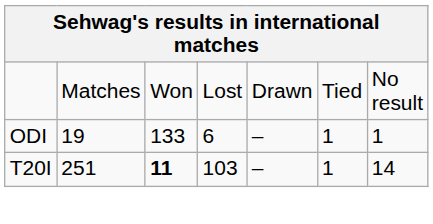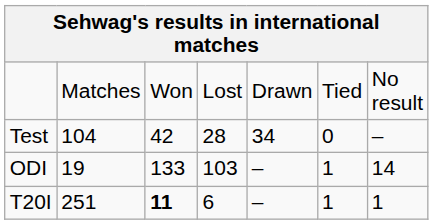+ row: (29, 135)
(208, 135) 6 -> (220, 168) 103
(378, 135) 1 -> (383, 168) 14
(220, 168) 103 -> (208, 202) 6
(383, 168) 14 -> (378, 202) 1
